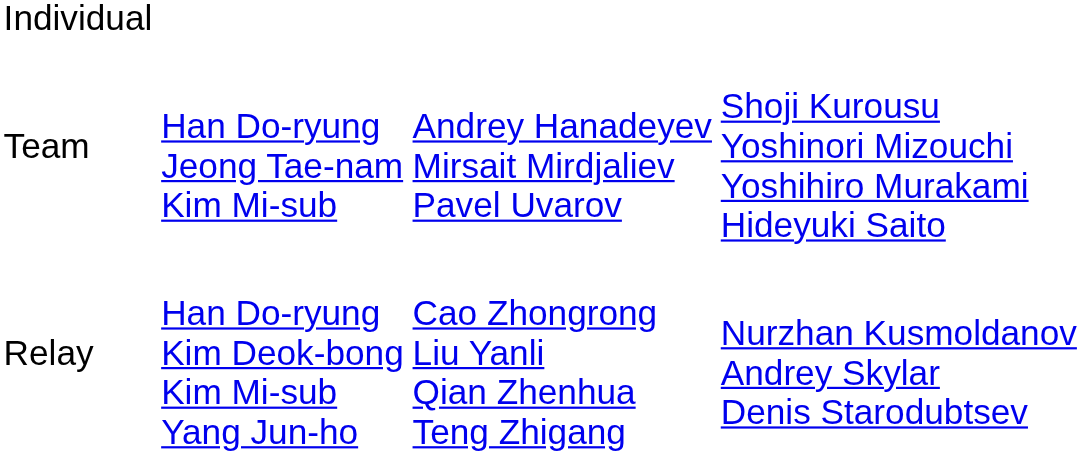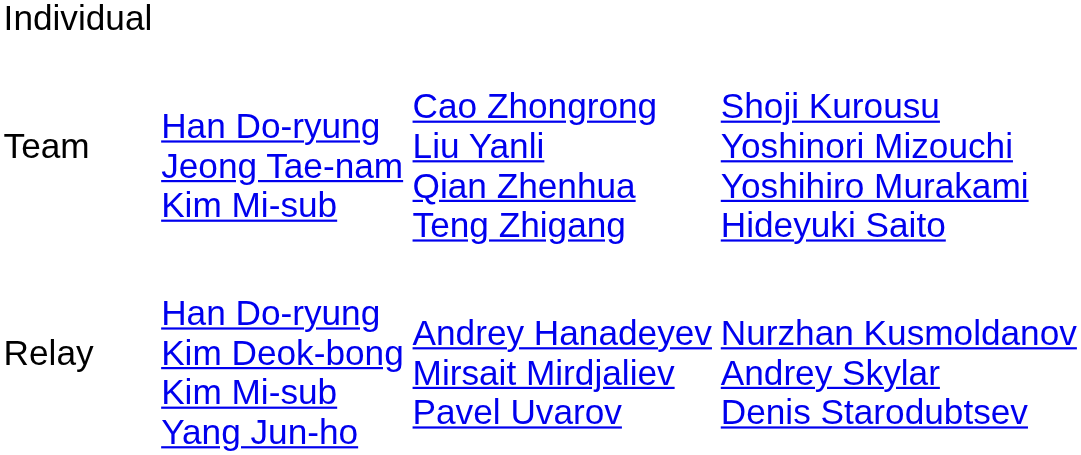(562, 166) Andrey Hanadeyev Mirsait Mirdjaliev Pavel Uvarov -> (535, 166) Cao Zhongrong Liu Yanli Qian Zhenhua Teng Zhigang
(535, 372) Cao Zhongrong Liu Yanli Qian Zhenhua Teng Zhigang -> (562, 373) Andrey Hanadeyev Mirsait Mirdjaliev Pavel Uvarov
